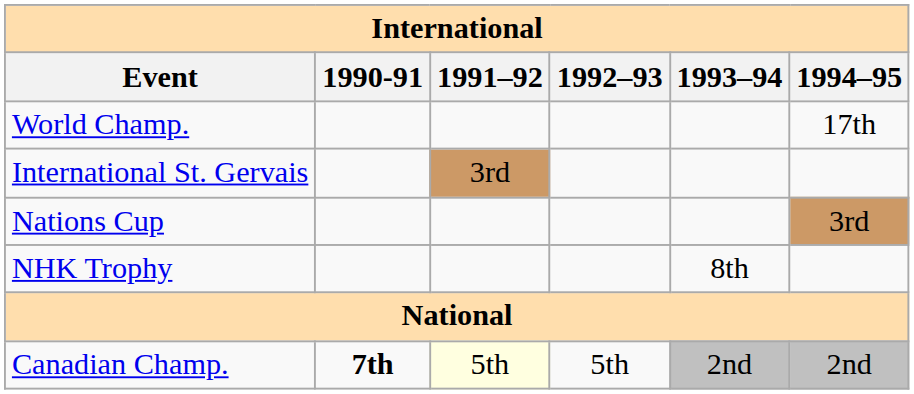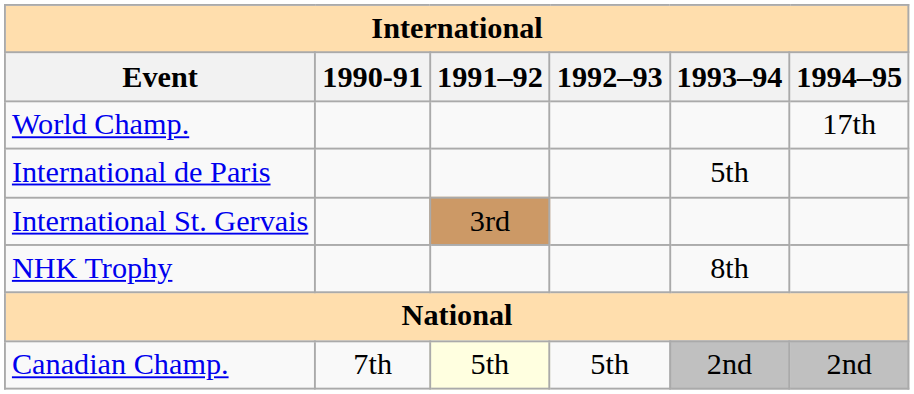+ row: (141, 172)
- row: (88, 220)
(373, 364) bold -> (373, 364) normal
